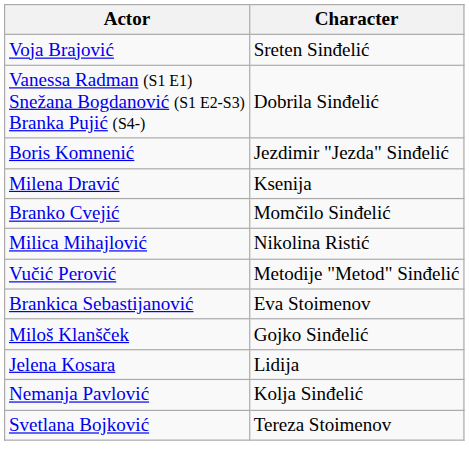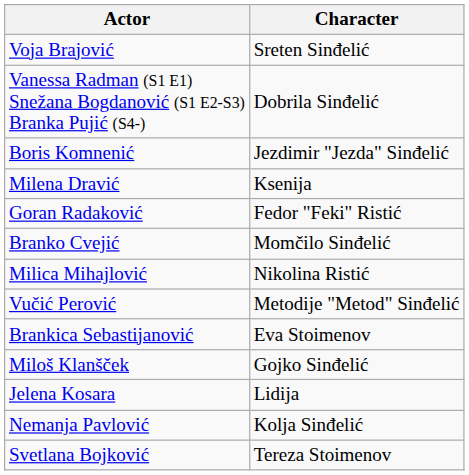+ row: (76, 213)
